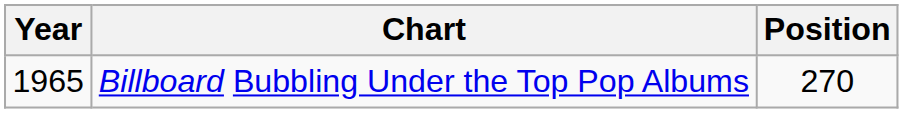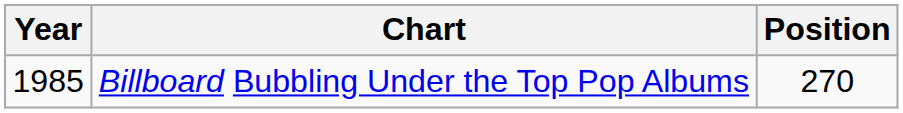(48, 81) 1965 -> (48, 81) 1985
